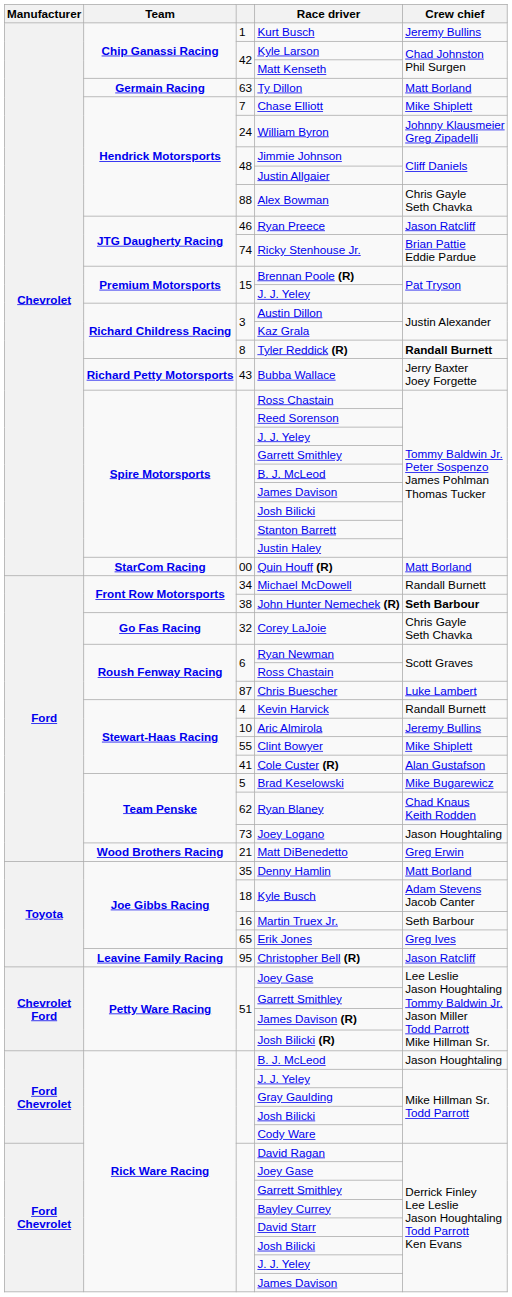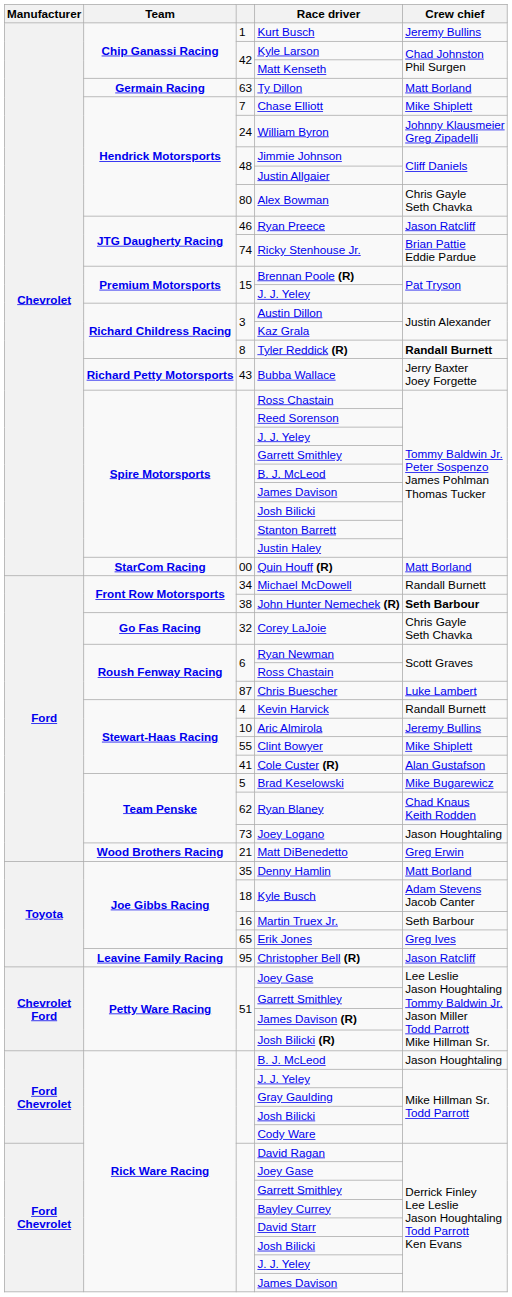(245, 200) 88 -> (245, 200) 80
